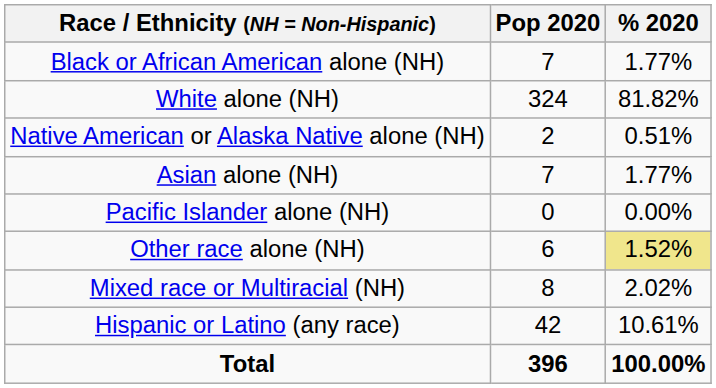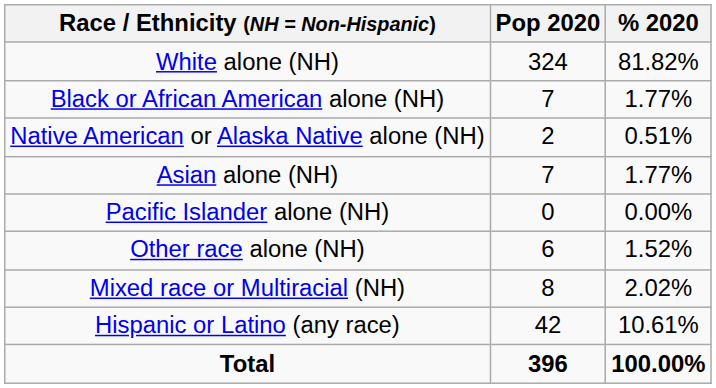rows swapped: (247, 99) <-> (247, 61)
(658, 250) khaki background -> (658, 250) no background
